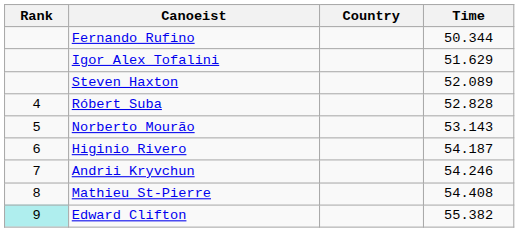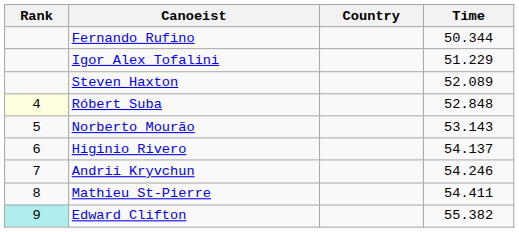(469, 60) 51.629 -> (469, 60) 51.229
(37, 105) no background -> (37, 105) lightyellow background
(469, 105) 52.828 -> (469, 105) 52.848
(469, 149) 54.187 -> (469, 149) 54.137
(469, 194) 54.408 -> (469, 194) 54.411
